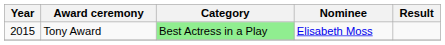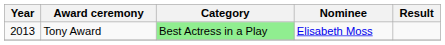(23, 31) 2015 -> (23, 31) 2013
